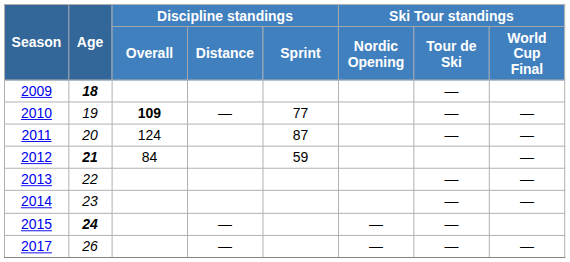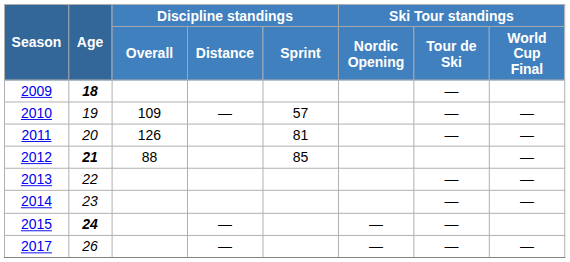(149, 113) bold -> (149, 113) normal
(300, 113) 77 -> (300, 113) 57
(149, 136) 124 -> (149, 136) 126
(300, 136) 87 -> (300, 136) 81
(149, 158) 84 -> (149, 158) 88
(300, 158) 59 -> (300, 158) 85
